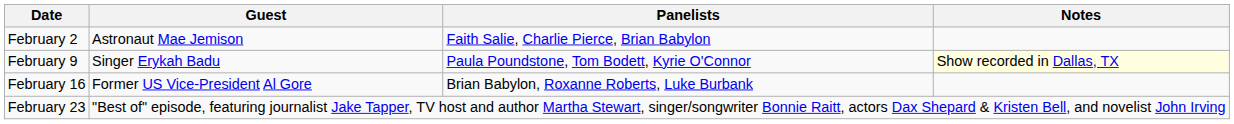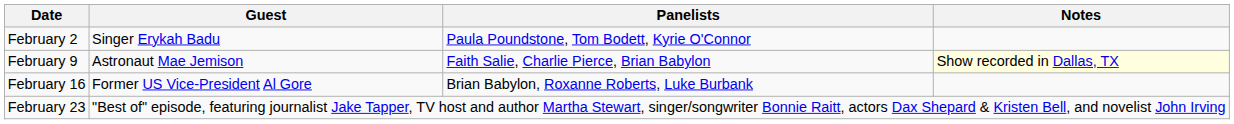(168, 38) Astronaut Mae Jemison -> (156, 38) Singer Erykah Badu
(579, 38) Faith Salie, Charlie Pierce, Brian Babylon -> (599, 38) Paula Poundstone, Tom Bodett, Kyrie O'Connor
(156, 61) Singer Erykah Badu -> (168, 61) Astronaut Mae Jemison
(599, 61) Paula Poundstone, Tom Bodett, Kyrie O'Connor -> (579, 61) Faith Salie, Charlie Pierce, Brian Babylon
